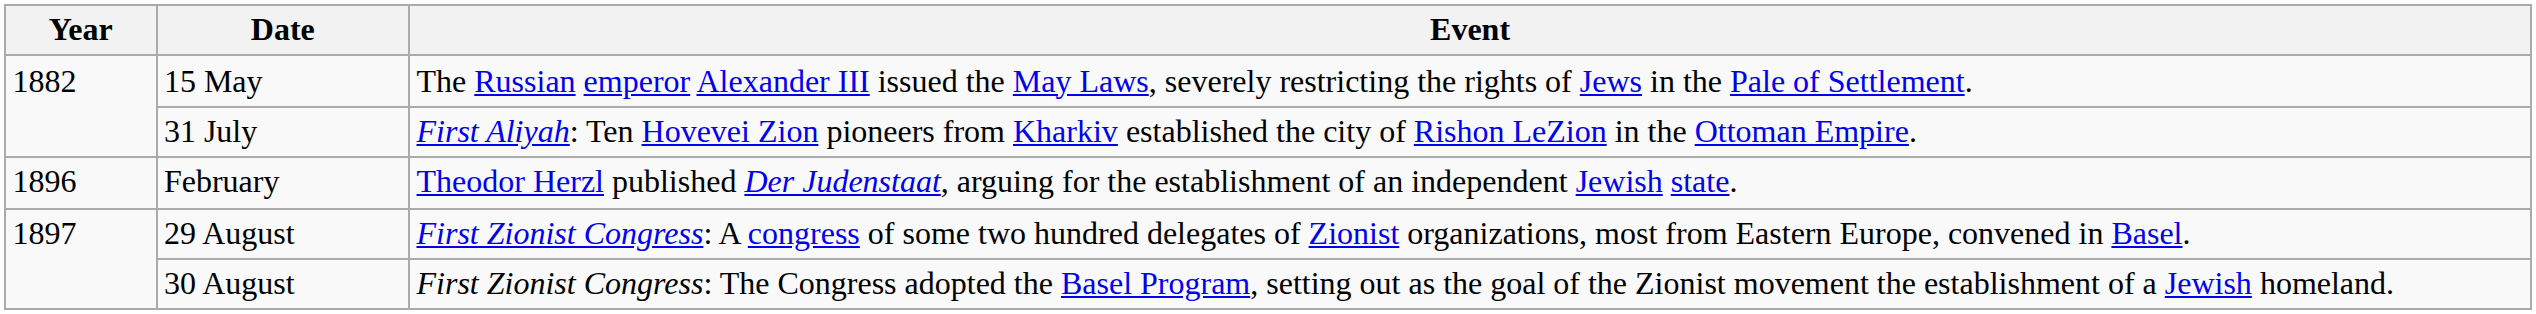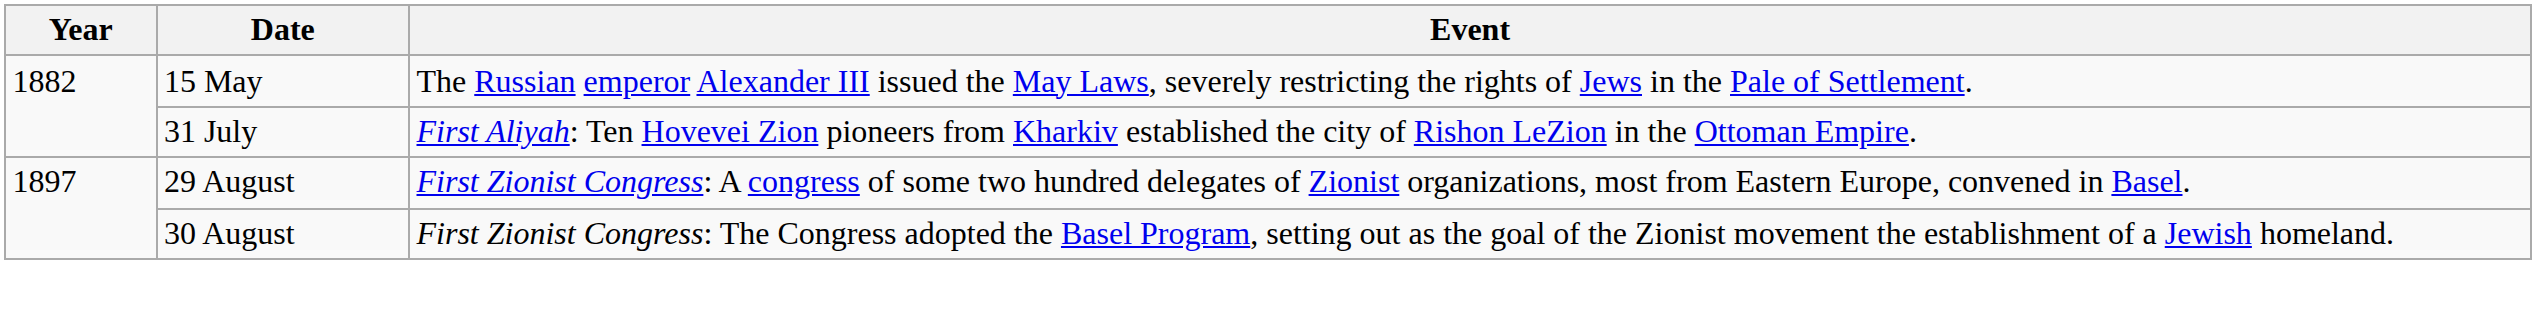- row: (222, 182)
